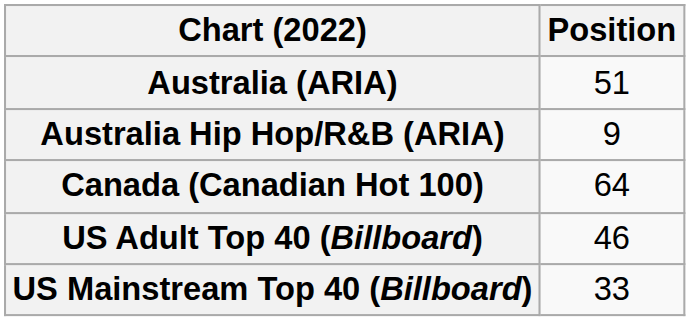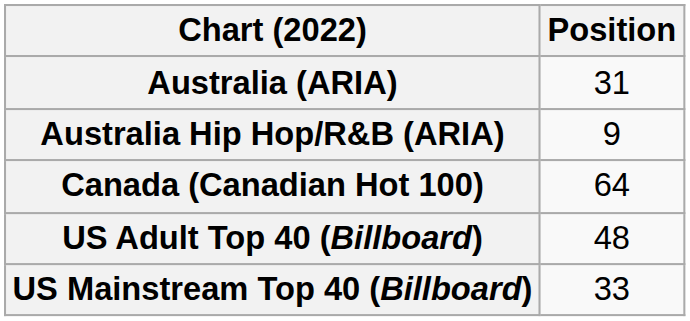(612, 82) 51 -> (612, 82) 31
(612, 237) 46 -> (612, 237) 48
